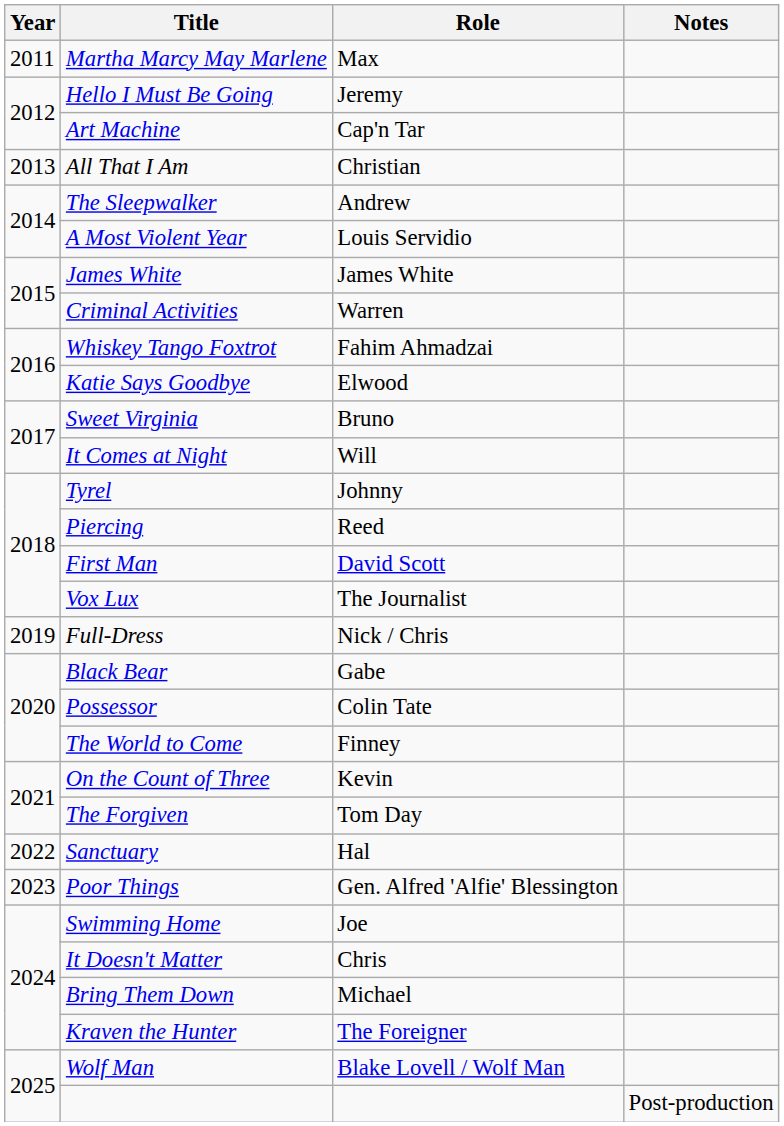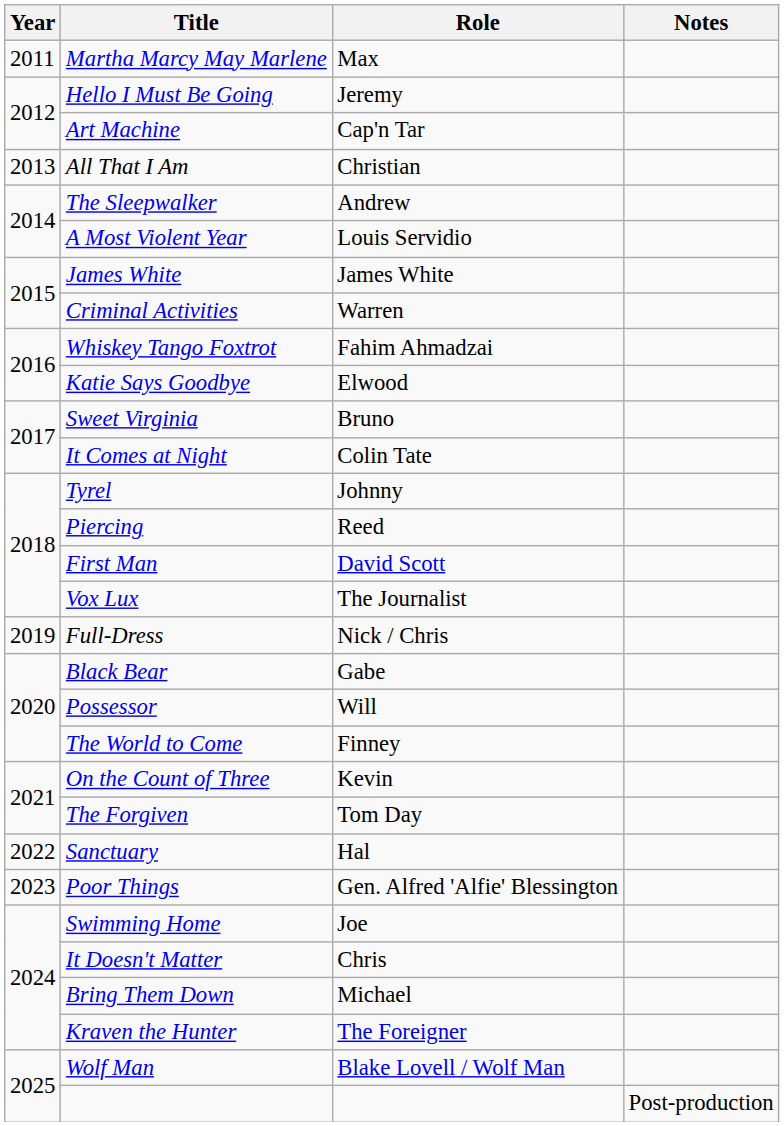(357, 454) Will -> (385, 454) Colin Tate
(385, 707) Colin Tate -> (357, 707) Will
